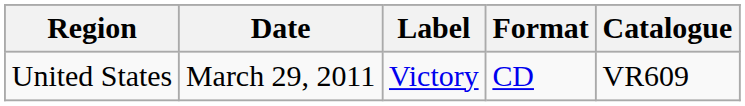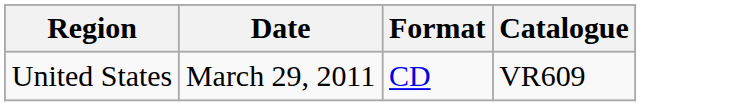- column: (434, 28)
